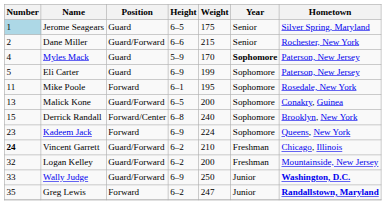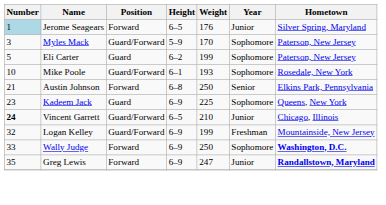(120, 27) Guard -> (124, 27) Forward
(208, 27) 175 -> (206, 27) 176
(245, 27) Senior -> (243, 27) Junior
- row: (65, 42)
(9, 57) 4 -> (9, 42) 3
(120, 57) Guard -> (136, 42) Guard/Forward
(255, 57) bold -> (252, 42) normal
(177, 72) 6–9 -> (176, 57) 6–2
(11, 87) 11 -> (11, 72) 10
(124, 87) Forward -> (136, 72) Guard/Forward
(208, 87) 195 -> (206, 72) 193
- row: (67, 102)
- row: (72, 117)
+ row: (71, 87)
(124, 132) Forward -> (120, 102) Guard
(208, 132) 224 -> (206, 102) 225
(177, 147) 6–2 -> (176, 117) 6–5
(251, 147) Freshman -> (243, 117) Junior
(177, 162) 6–2 -> (176, 132) 6–9
(208, 162) 200 -> (206, 132) 199
(136, 177) Guard/Forward -> (124, 147) Forward
(244, 177) Junior -> (252, 147) Sophomore
(177, 192) 6–2 -> (176, 162) 6–9
